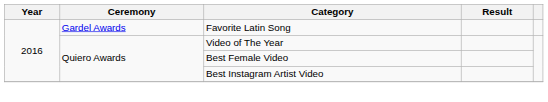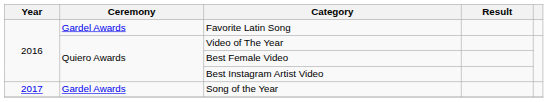+ row: (242, 89)
